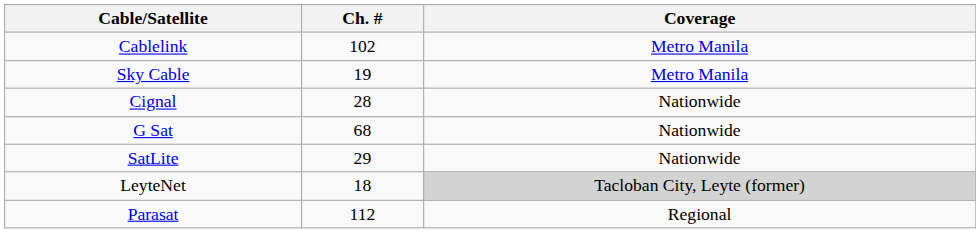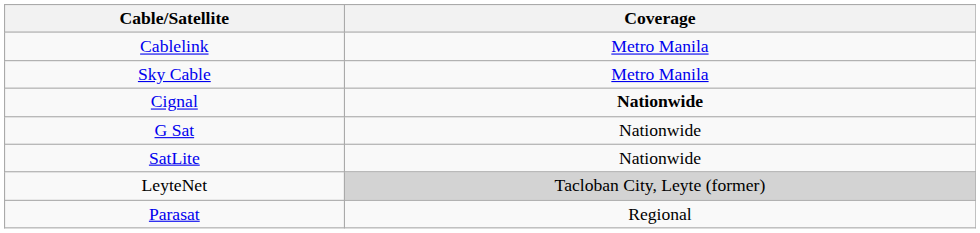- column: (362, 18)
(700, 102) normal -> (660, 102) bold
